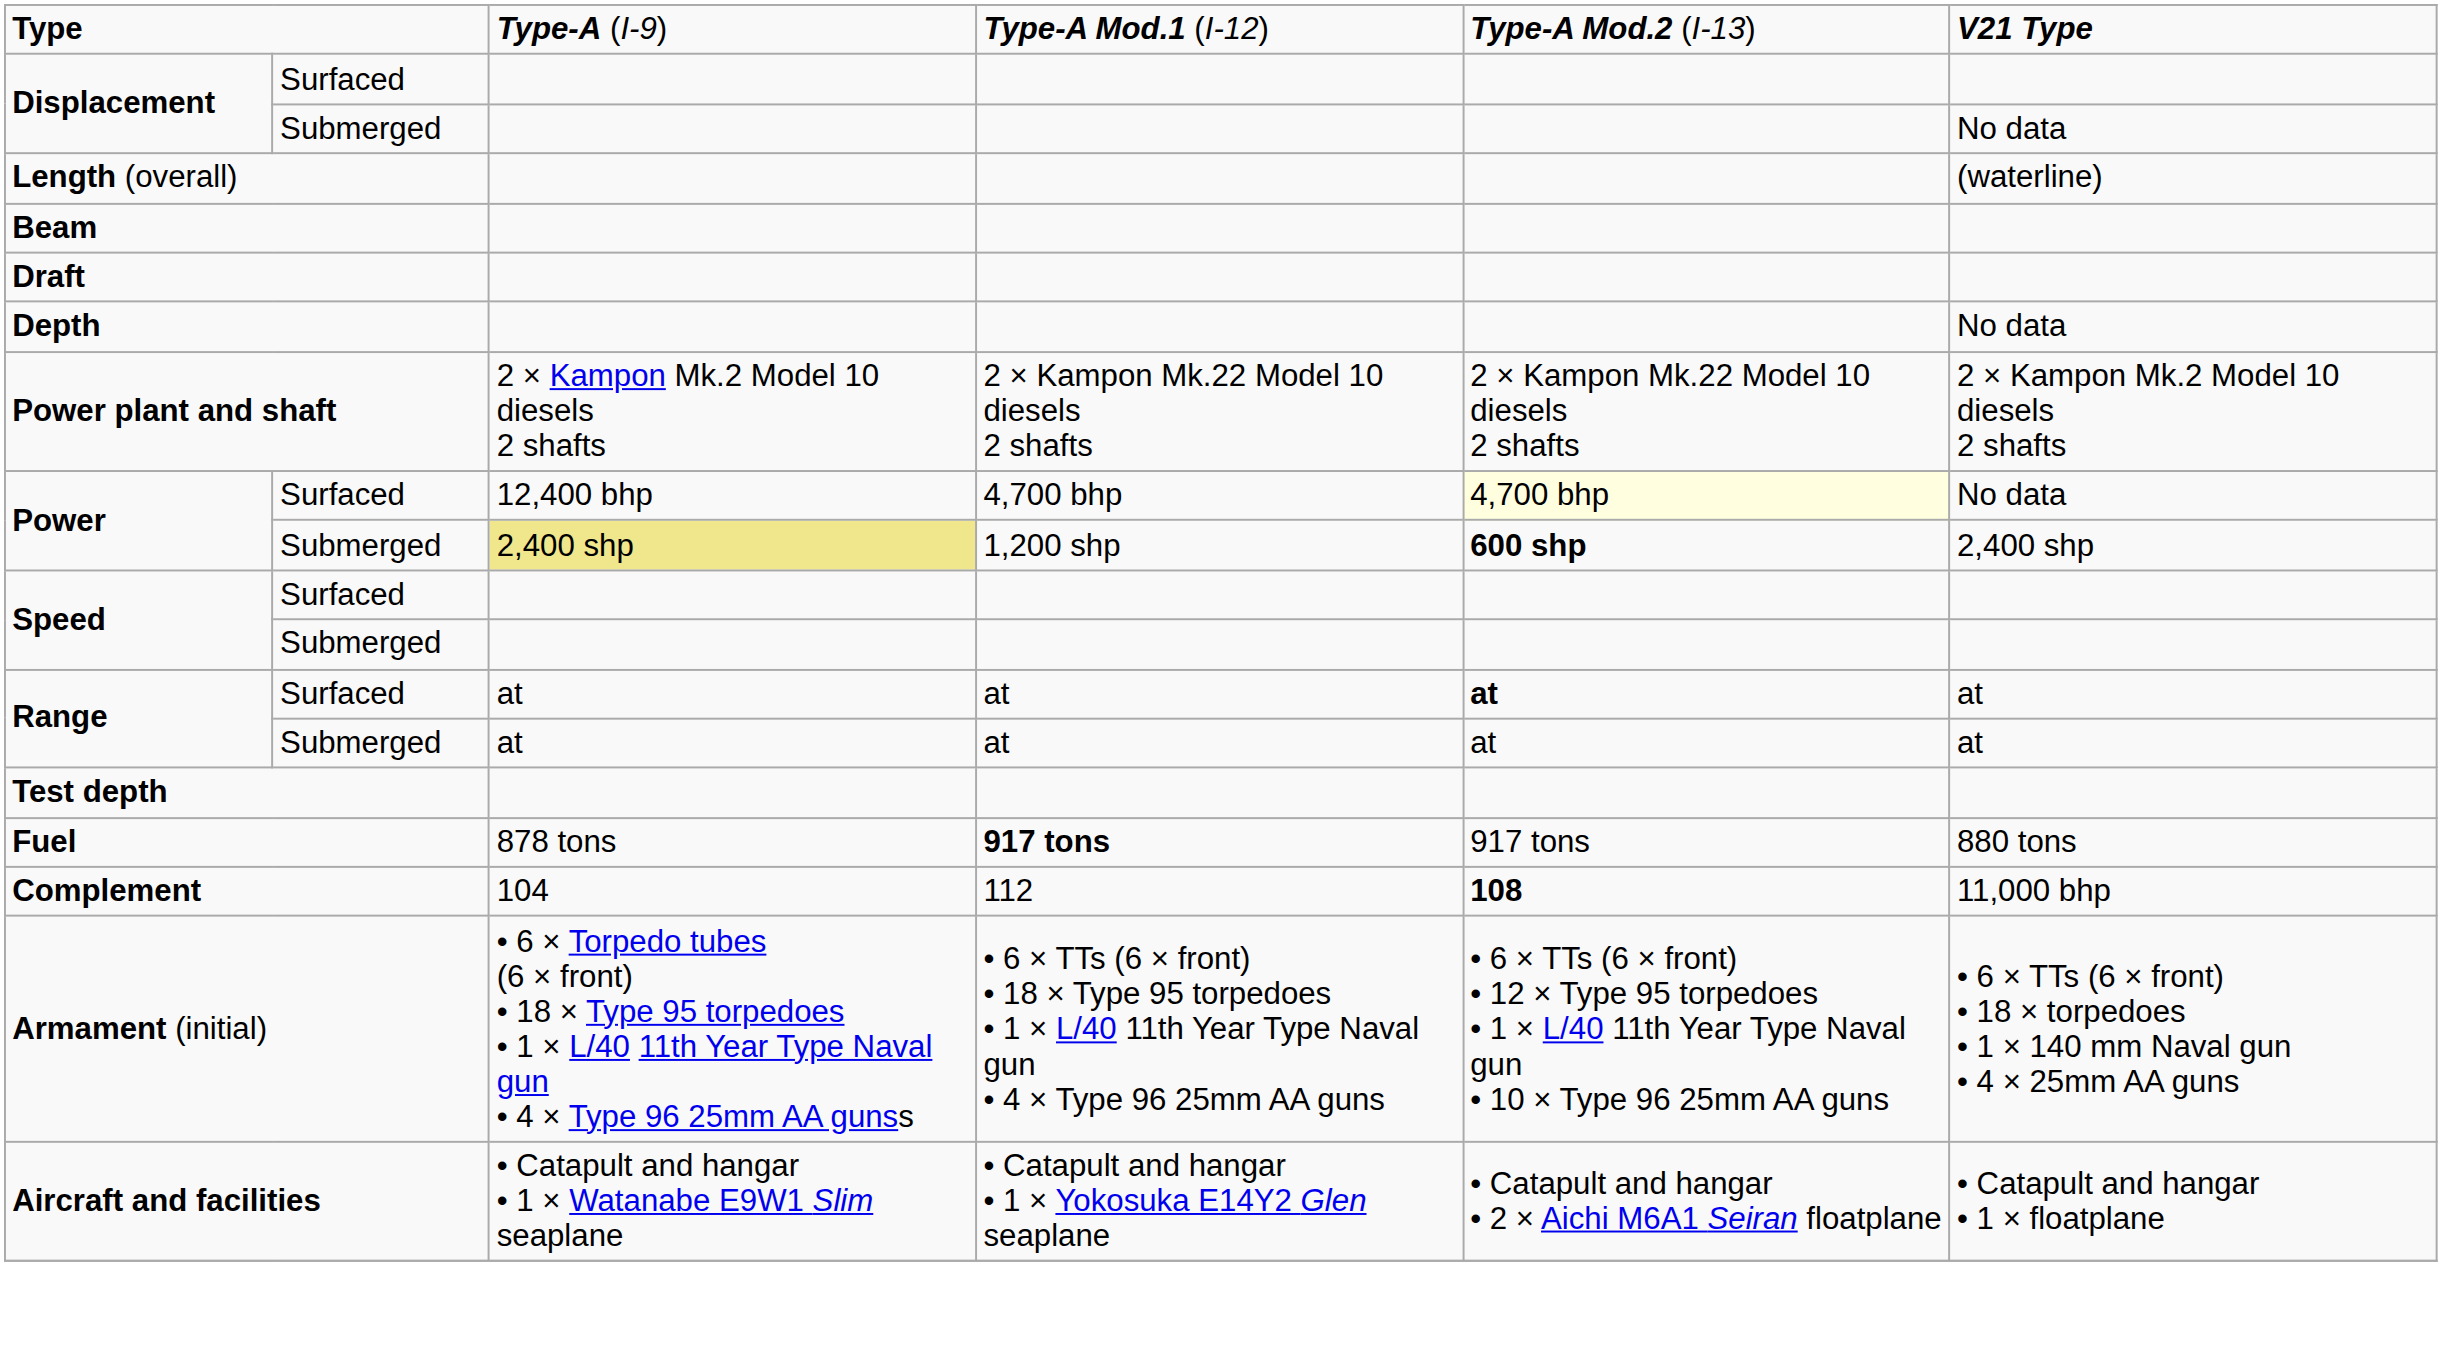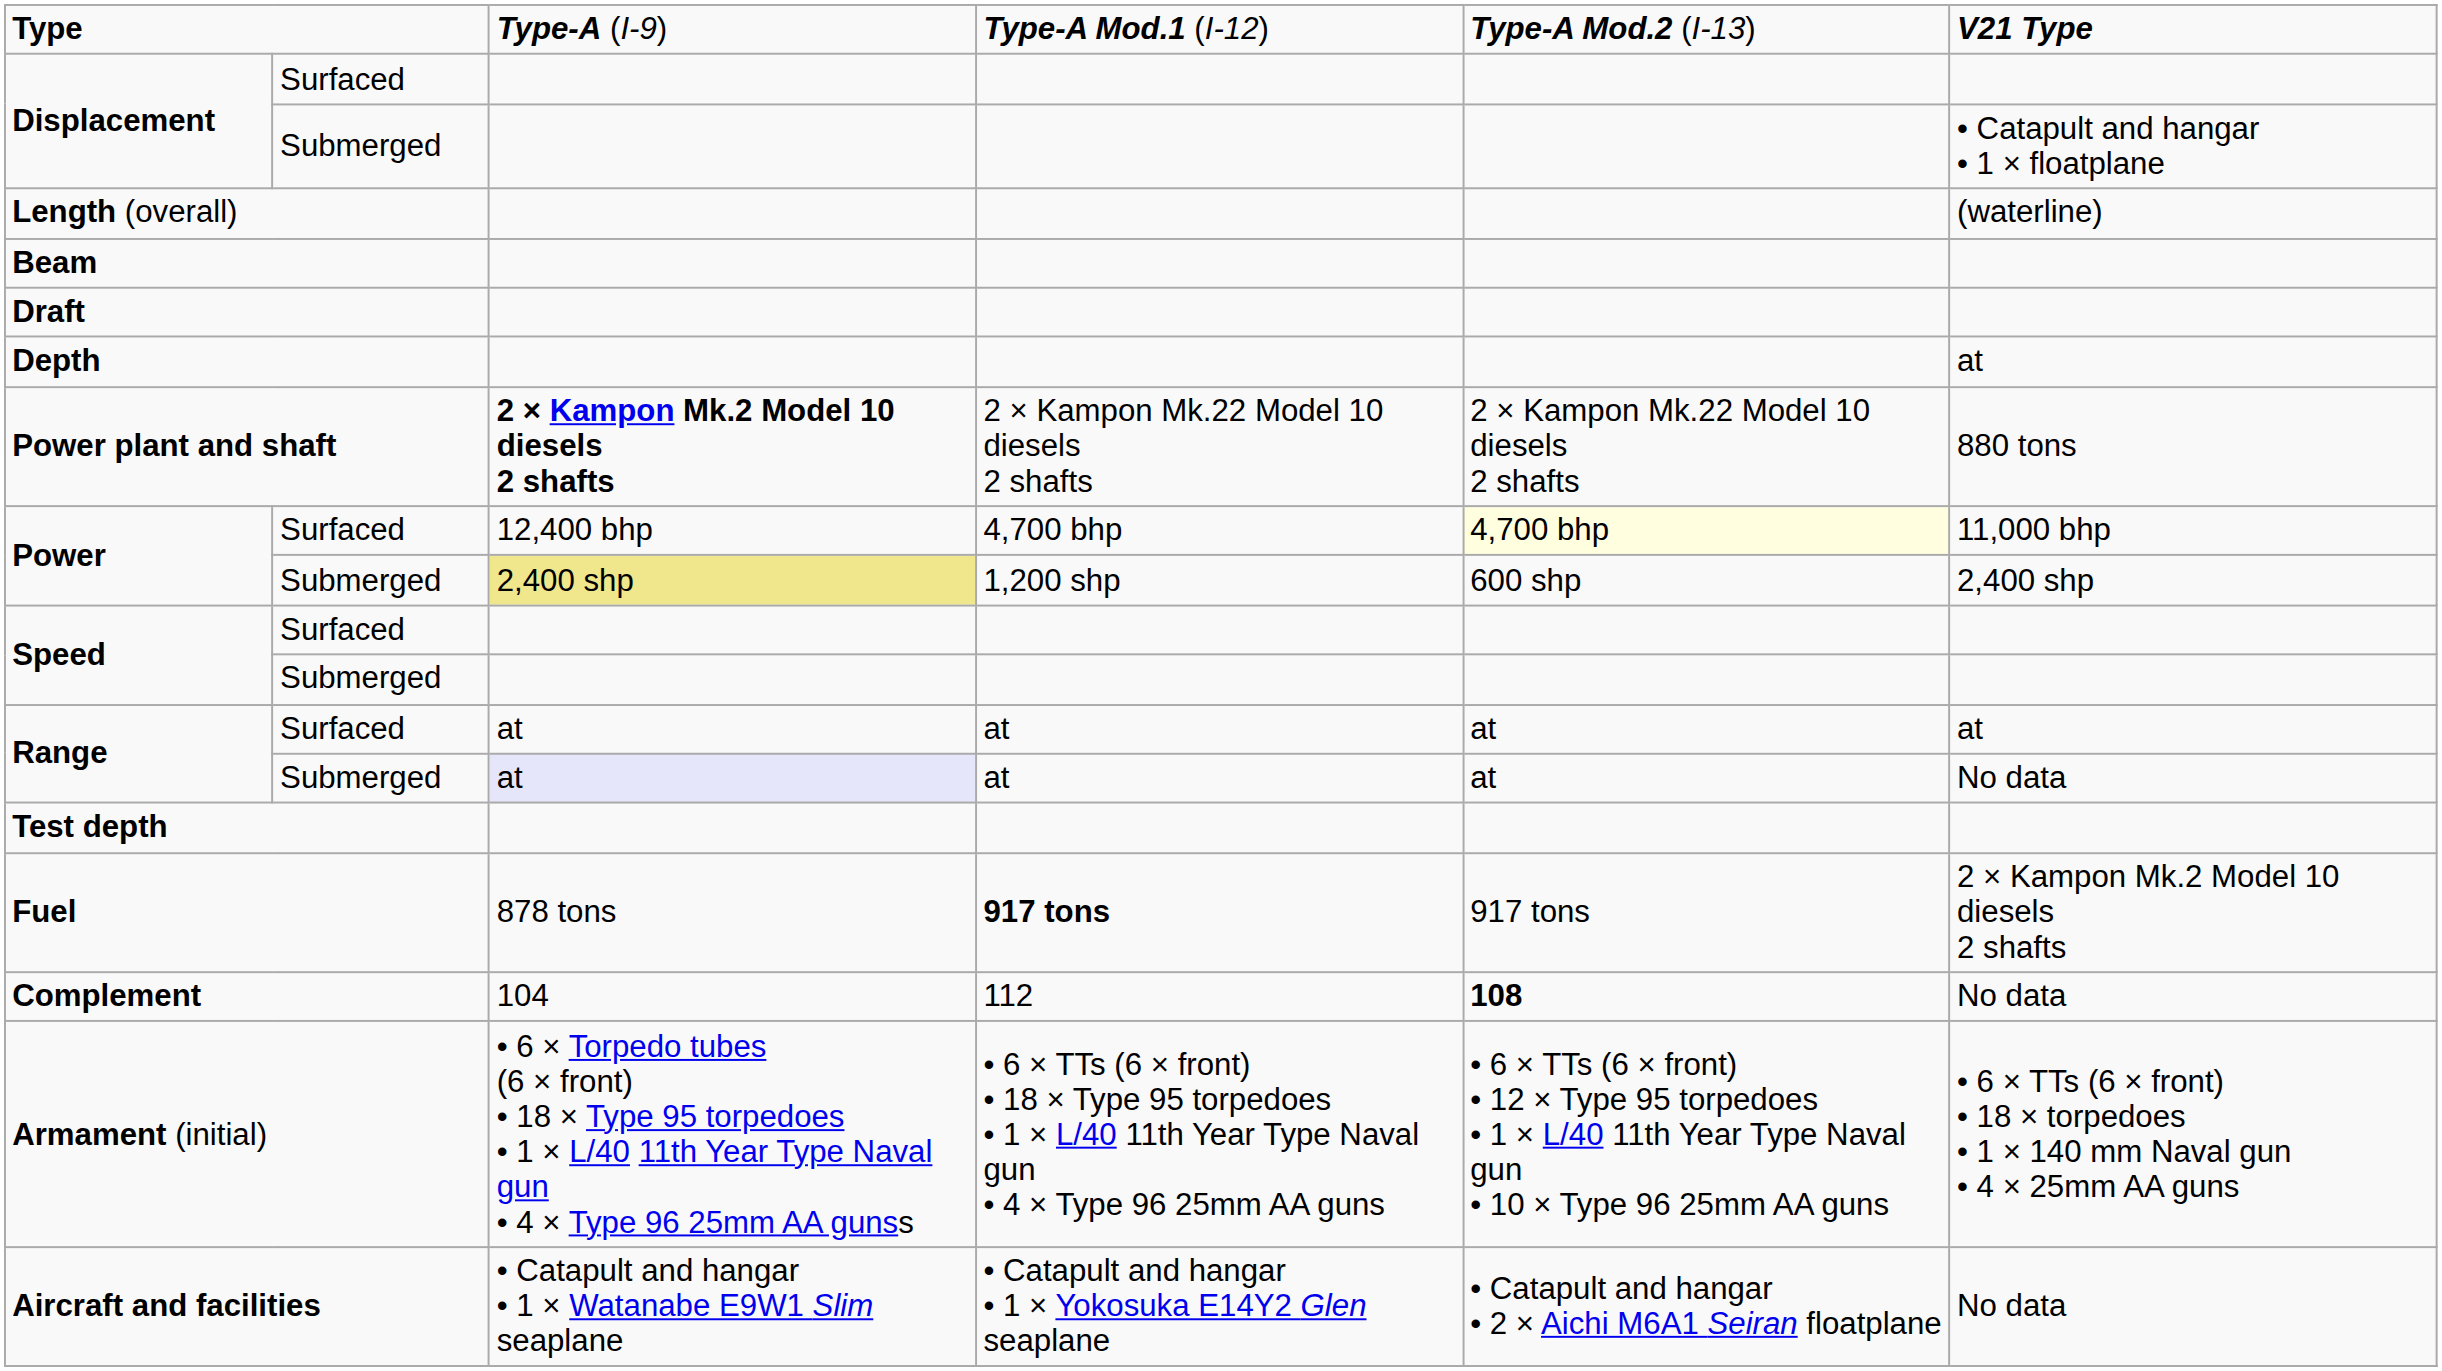(2012, 128) No data -> (2108, 145) • Catapult and hangar • 1 × floatplane
(2012, 326) No data -> (1970, 361) at
(688, 410) normal -> (696, 445) bold
(2148, 410) 2 × Kampon Mk.2 Model 10 diesels 2 shafts -> (2017, 445) 880 tons
(2012, 495) No data -> (2034, 530) 11,000 bhp
(1528, 544) bold -> (1526, 579) normal
(1484, 693) bold -> (1483, 728) normal
(510, 742) no background -> (510, 777) lavender background
(1970, 742) at -> (2012, 777) No data
(2017, 841) 880 tons -> (2148, 911) 2 × Kampon Mk.2 Model 10 diesels 2 shafts
(2034, 891) 11,000 bhp -> (2012, 996) No data
(2108, 1200) • Catapult and hangar • 1 × floatplane -> (2012, 1306) No data
